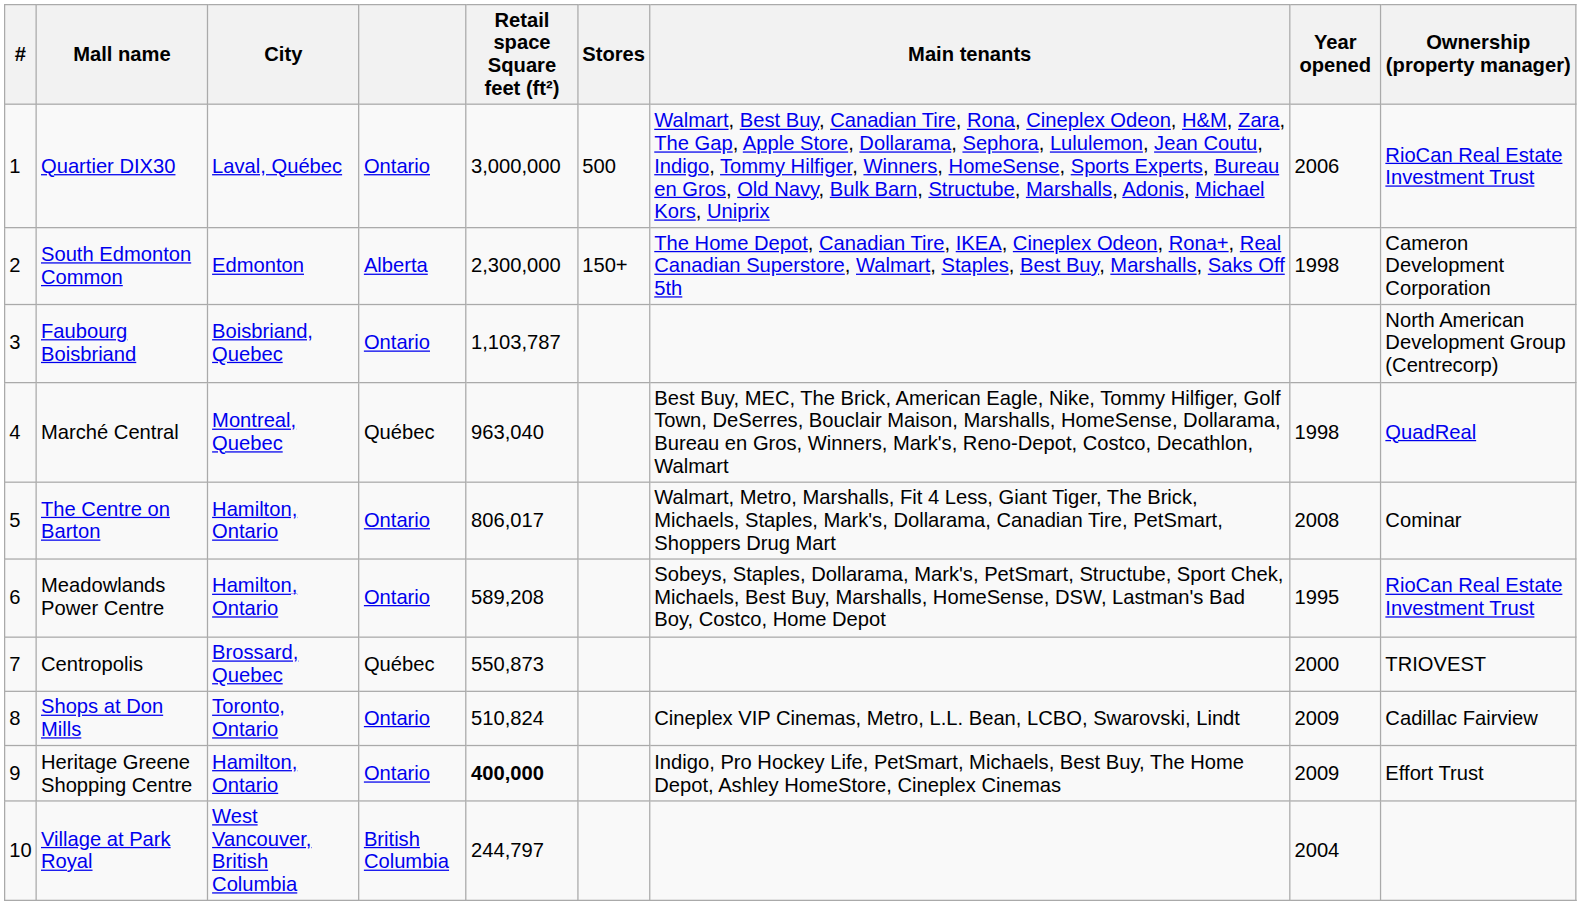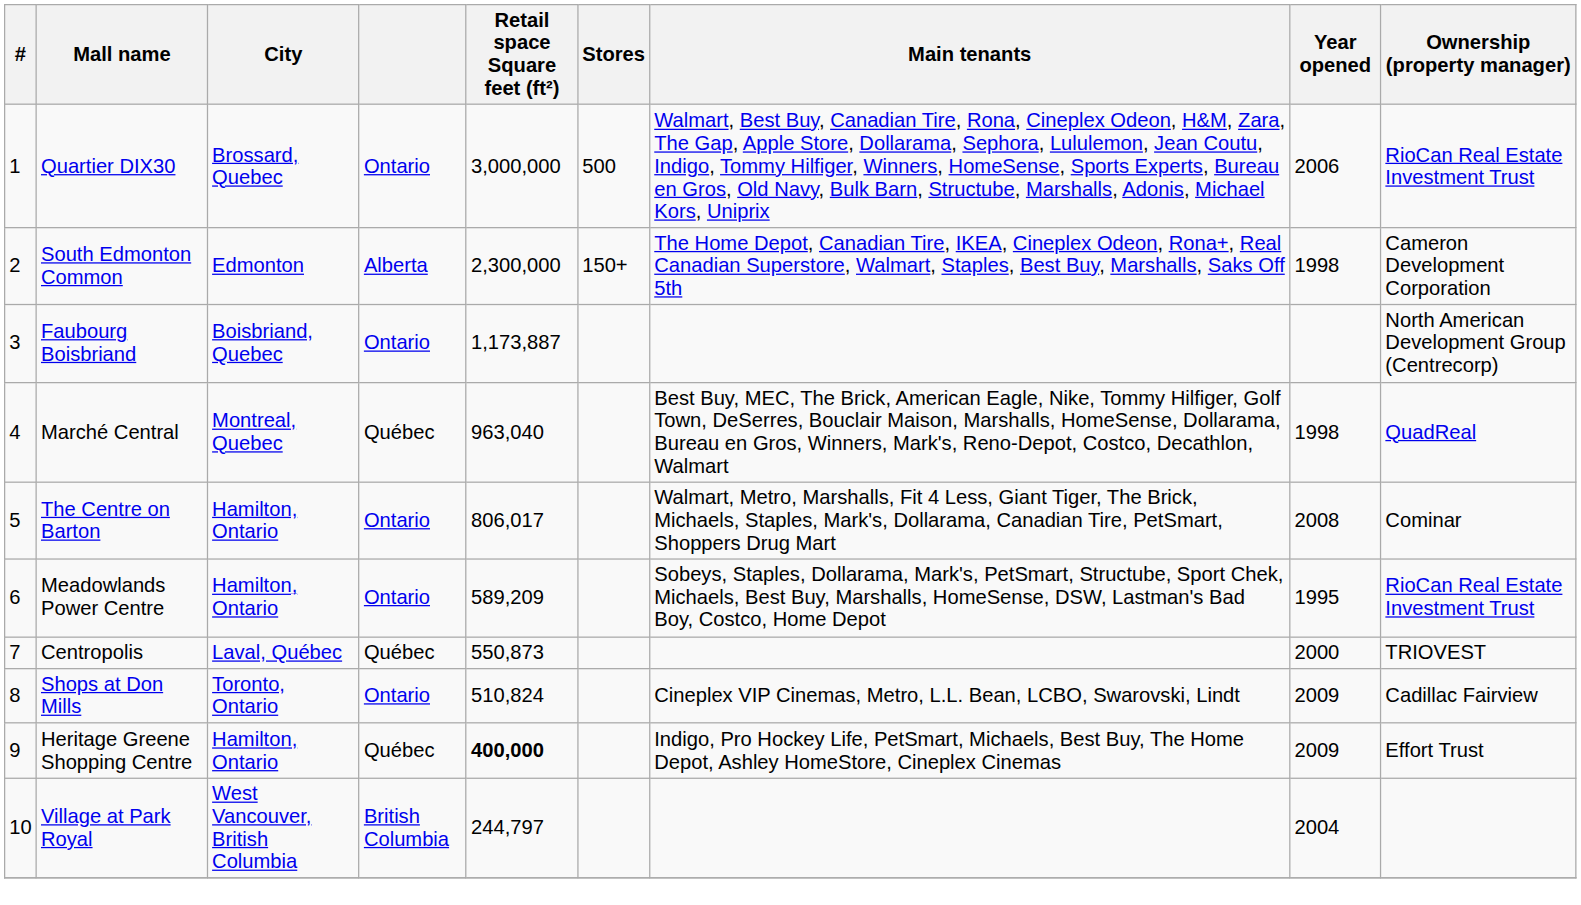(277, 165) Laval, Québec -> (255, 165) Brossard, Quebec
(516, 343) 1,103,787 -> (516, 343) 1,173,887
(507, 597) 589,208 -> (507, 597) 589,209
(255, 663) Brossard, Quebec -> (277, 652) Laval, Québec
(397, 773) Ontario -> (399, 750) Québec
